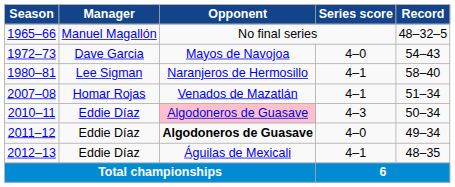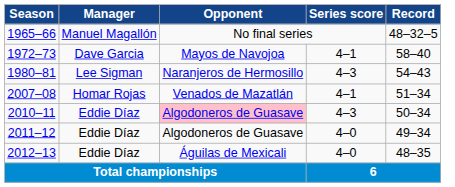(356, 53) 4–0 -> (346, 53) 4–1
(423, 53) 54–43 -> (413, 53) 58–40
(356, 73) 4–1 -> (346, 73) 4–3
(423, 73) 58–40 -> (413, 73) 54–43
(238, 133) bold -> (233, 133) normal
(356, 152) 4–1 -> (346, 152) 4–0
